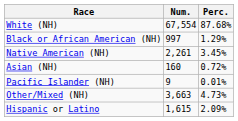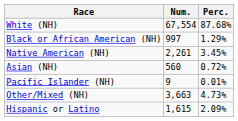(173, 67) 160 -> (173, 67) 560
